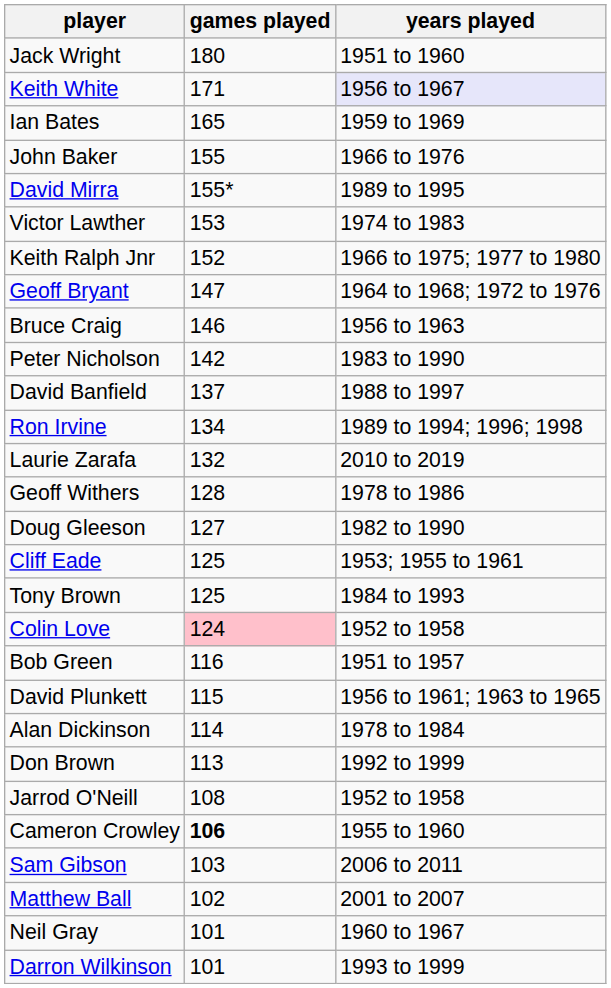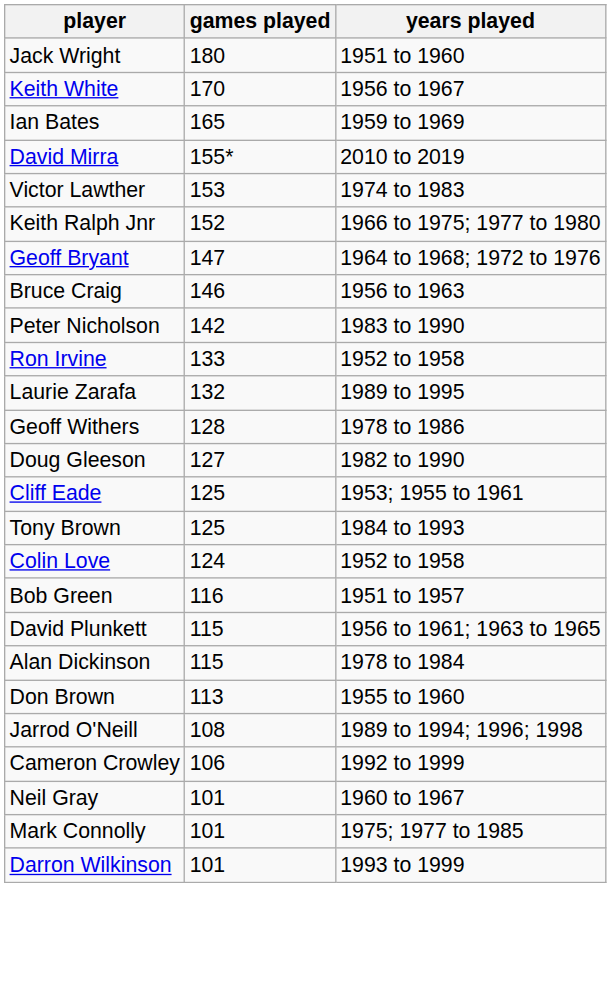(207, 88) 171 -> (207, 88) 170
(402, 88) lavender background -> (402, 88) no background
- row: (63, 156)
(402, 190) 1989 to 1995 -> (402, 156) 2010 to 2019
- row: (78, 392)
(207, 426) 134 -> (207, 358) 133
(462, 426) 1989 to 1994; 1996; 1998 -> (402, 358) 1952 to 1958
(402, 460) 2010 to 2019 -> (402, 392) 1989 to 1995
(207, 628) pink background -> (207, 561) no background
(207, 730) 114 -> (207, 662) 115
(402, 763) 1992 to 1999 -> (402, 696) 1955 to 1960
(402, 797) 1952 to 1958 -> (462, 730) 1989 to 1994; 1996; 1998
(207, 831) bold -> (207, 763) normal
(402, 831) 1955 to 1960 -> (402, 763) 1992 to 1999
- row: (68, 865)
- row: (70, 898)
+ row: (78, 831)
